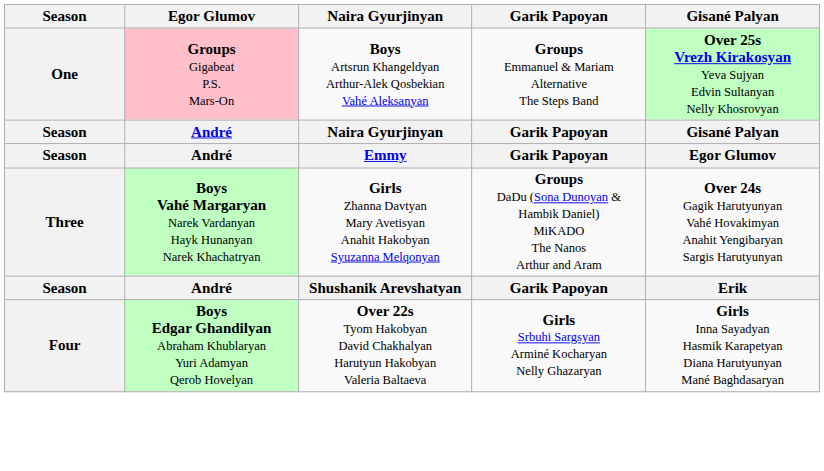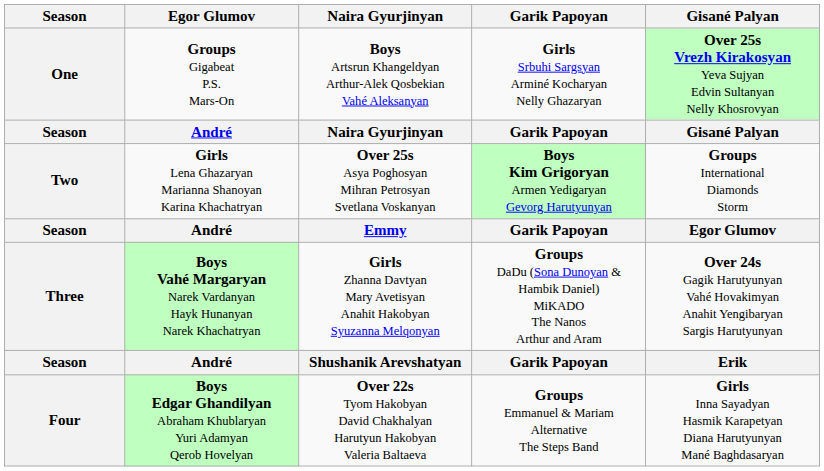(212, 74) pink background -> (212, 74) no background
(559, 74) Groups Emmanuel & Mariam Alternative The Steps Band -> (559, 74) Girls Srbuhi Sargsyan Arminé Kocharyan Nelly Ghazaryan
+ row: (65, 181)
(559, 345) Girls Srbuhi Sargsyan Arminé Kocharyan Nelly Ghazaryan -> (559, 420) Groups Emmanuel & Mariam Alternative The Steps Band
